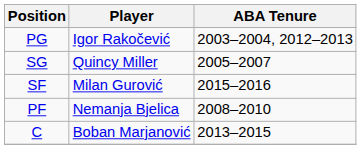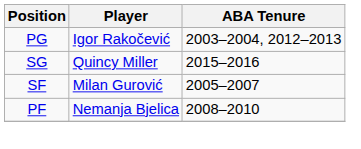(234, 62) 2005–2007 -> (223, 62) 2015–2016
(234, 86) 2015–2016 -> (223, 86) 2005–2007
- row: (37, 132)
